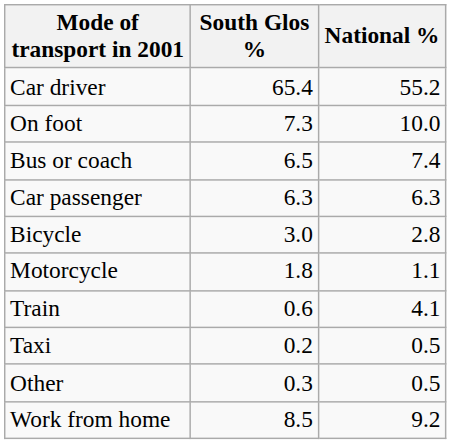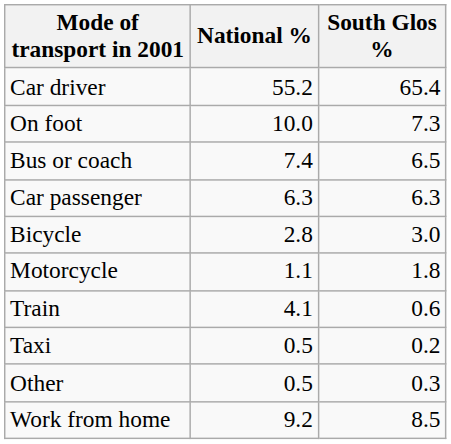columns swapped: (254, 36) <-> (382, 36)
